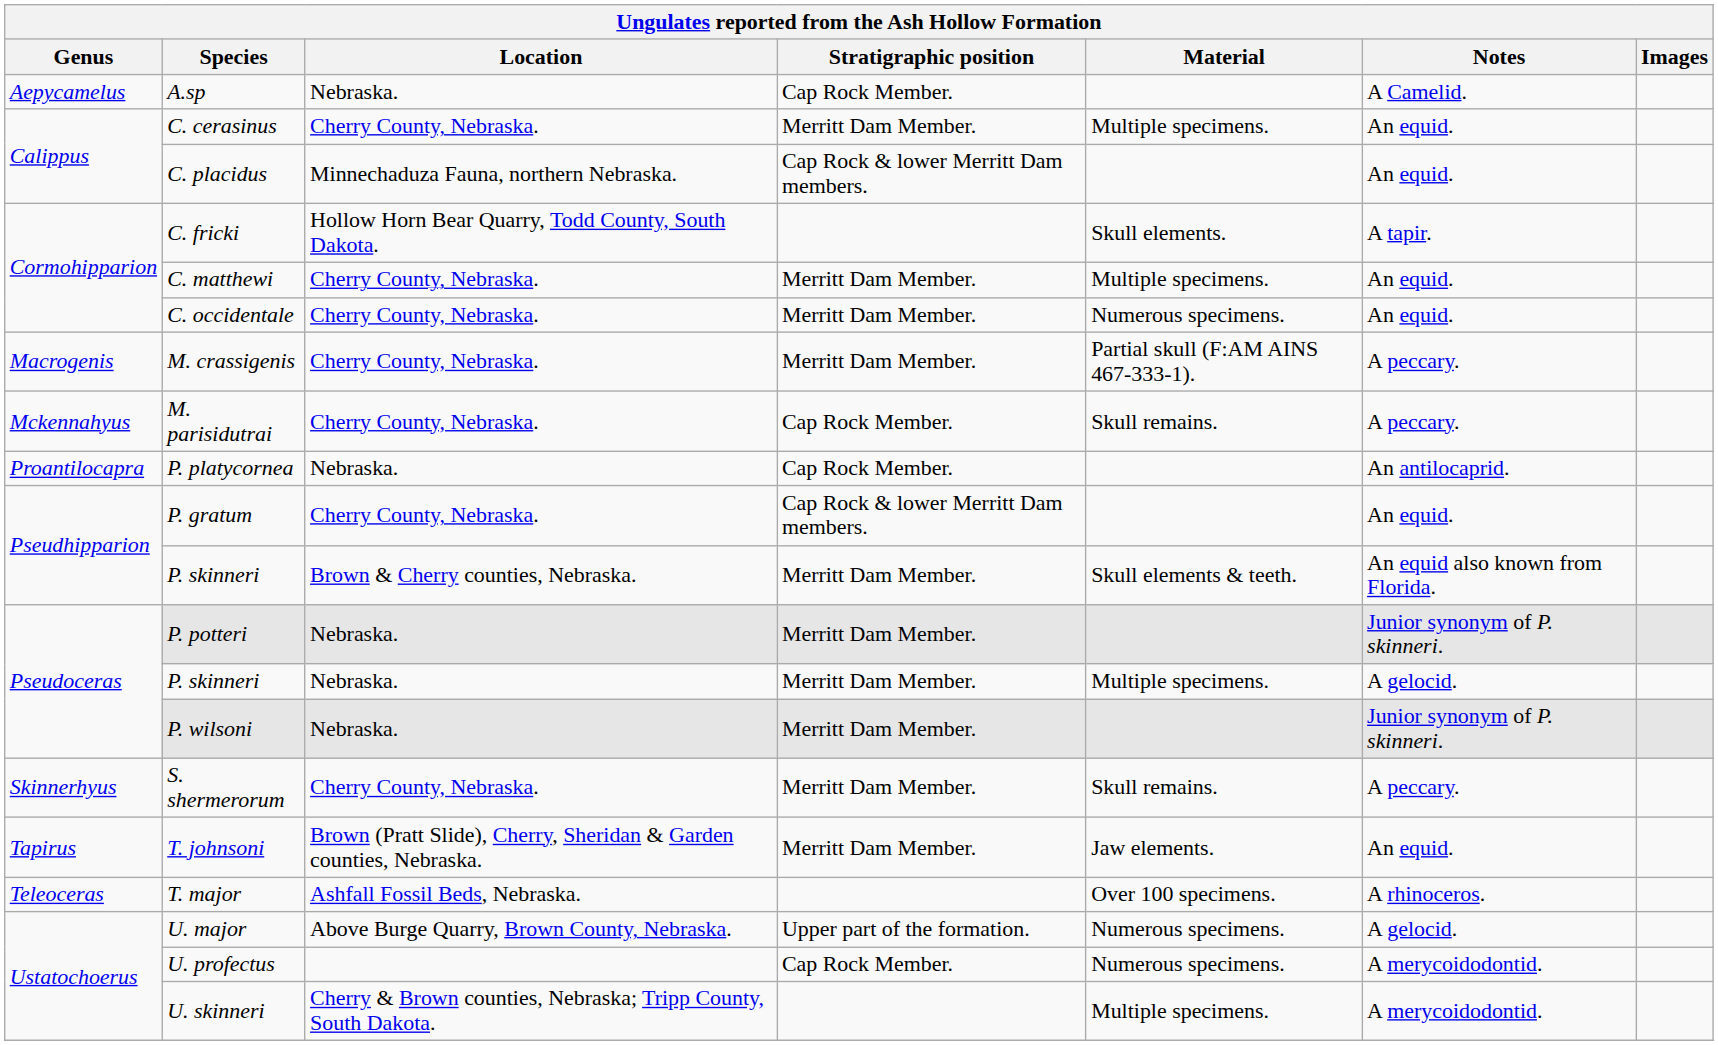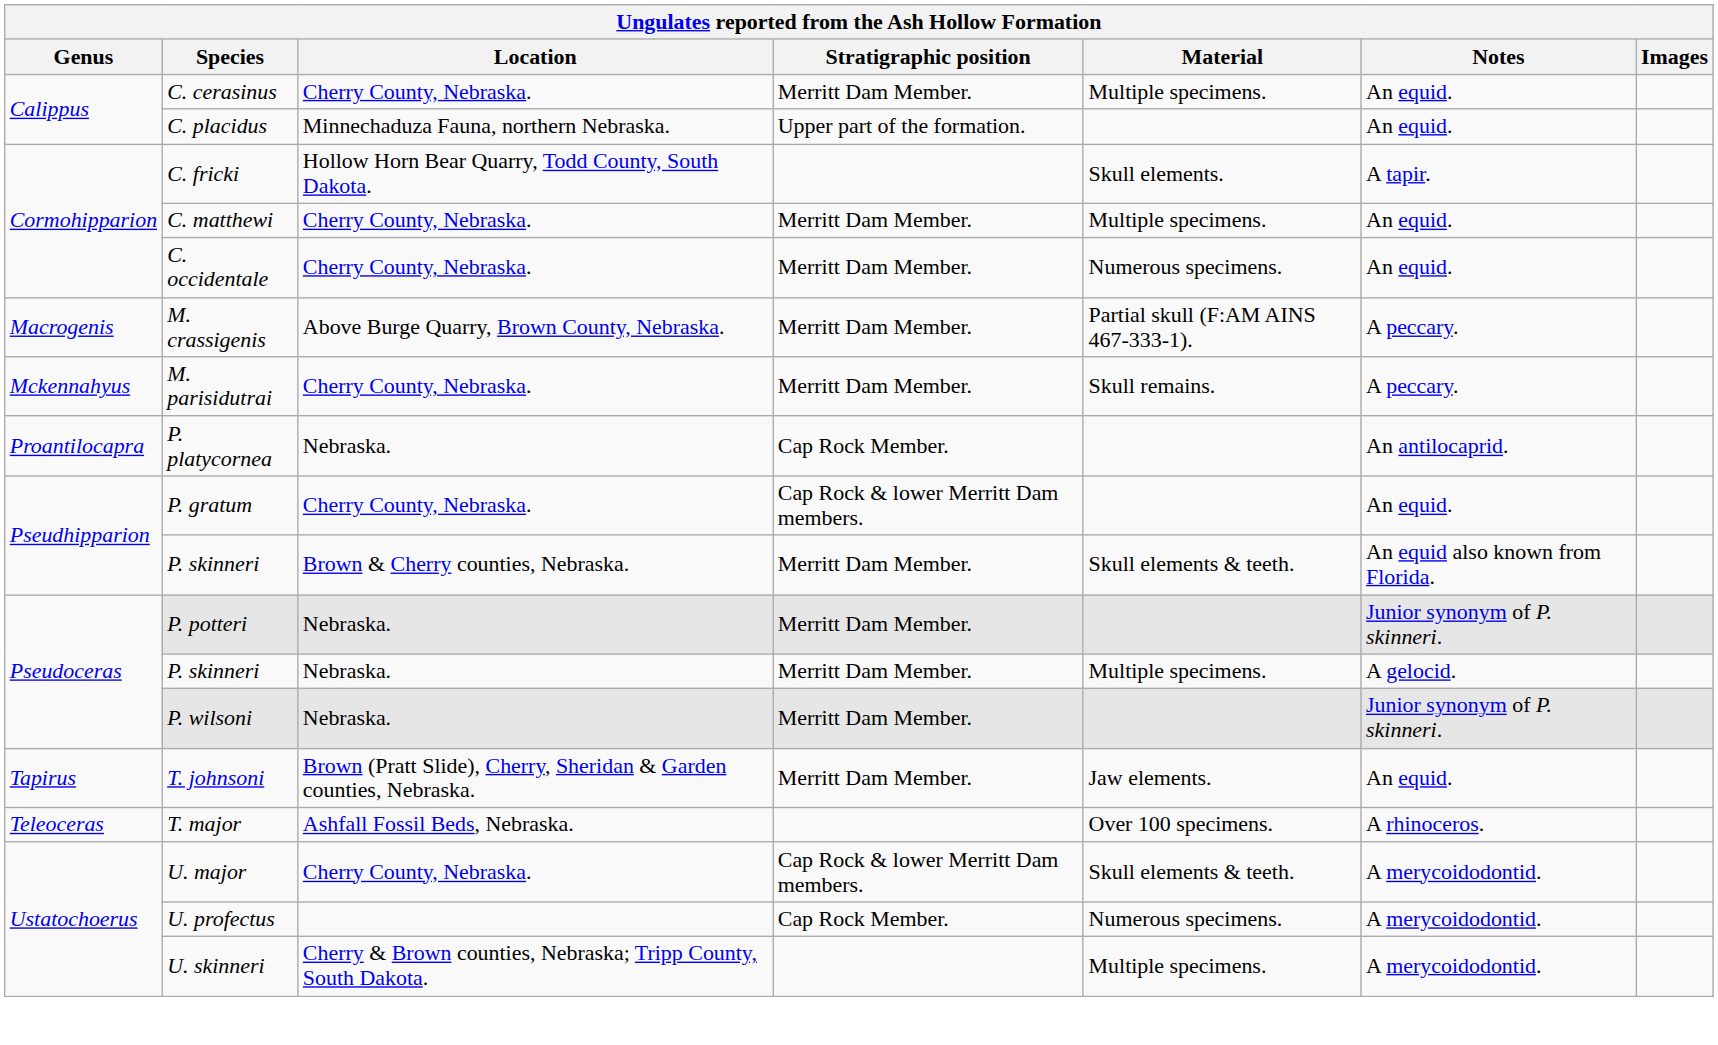- row: (68, 91)
(922, 173) Cap Rock & lower Merritt Dam members. -> (902, 126) Upper part of the formation.
(424, 361) Cherry County, Nebraska. -> (514, 326) Above Burge Quarry, Brown County, Nebraska.
(867, 421) Cap Rock Member. -> (875, 386) Merritt Dam Member.
- row: (63, 787)
(521, 928) Above Burge Quarry, Brown County, Nebraska. -> (417, 871) Cherry County, Nebraska.
(906, 928) Upper part of the formation. -> (918, 871) Cap Rock & lower Merritt Dam members.
(1188, 928) Numerous specimens. -> (1191, 871) Skull elements & teeth.
(1412, 928) A gelocid. -> (1454, 871) A merycoidodontid.
